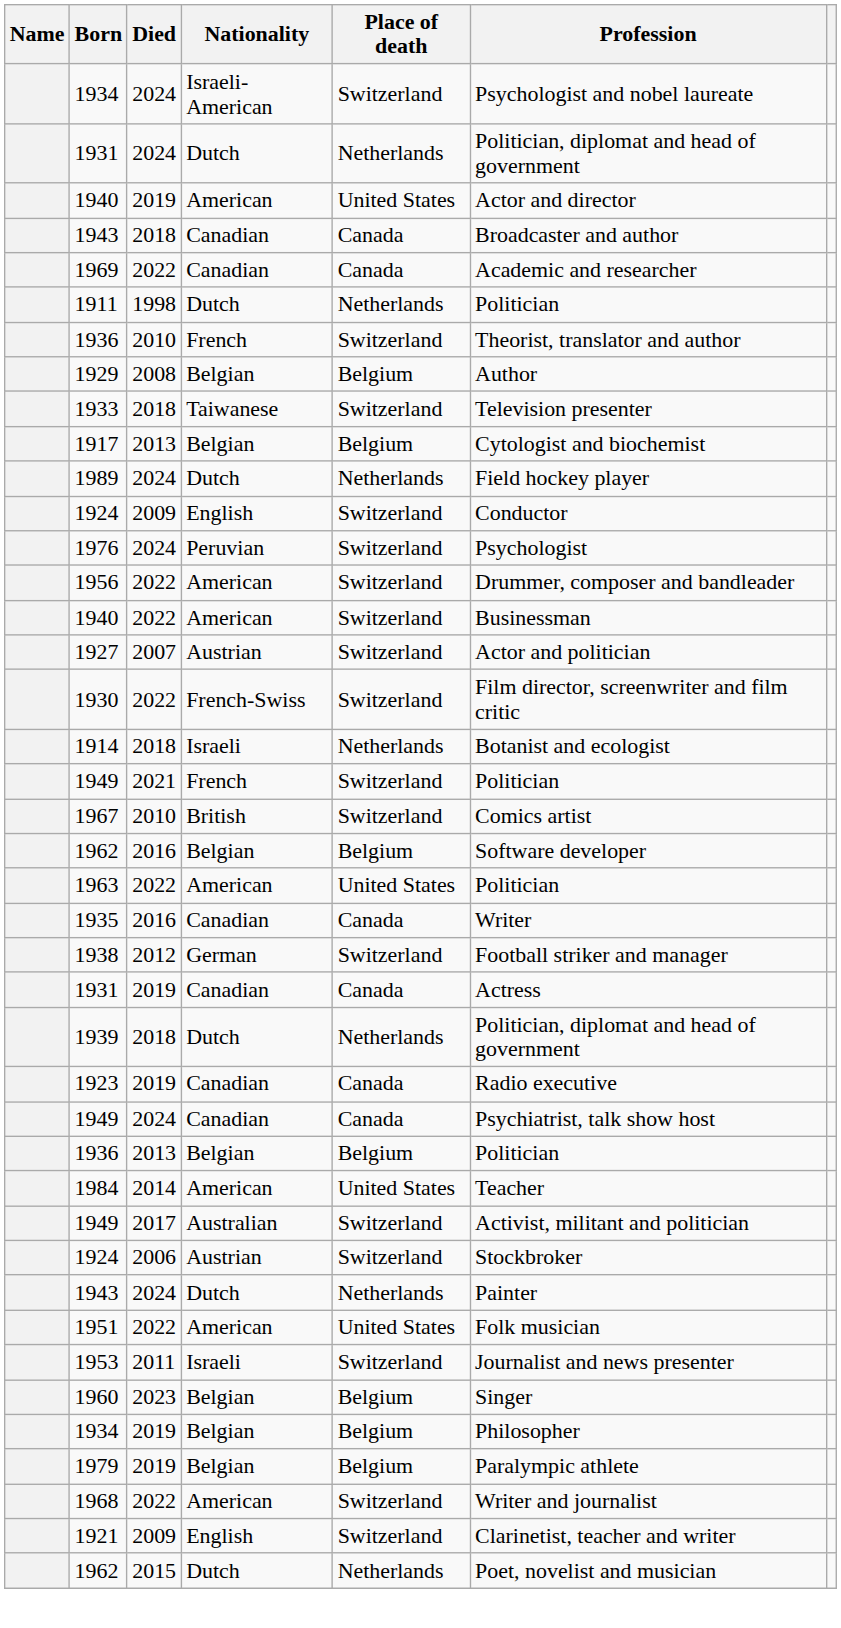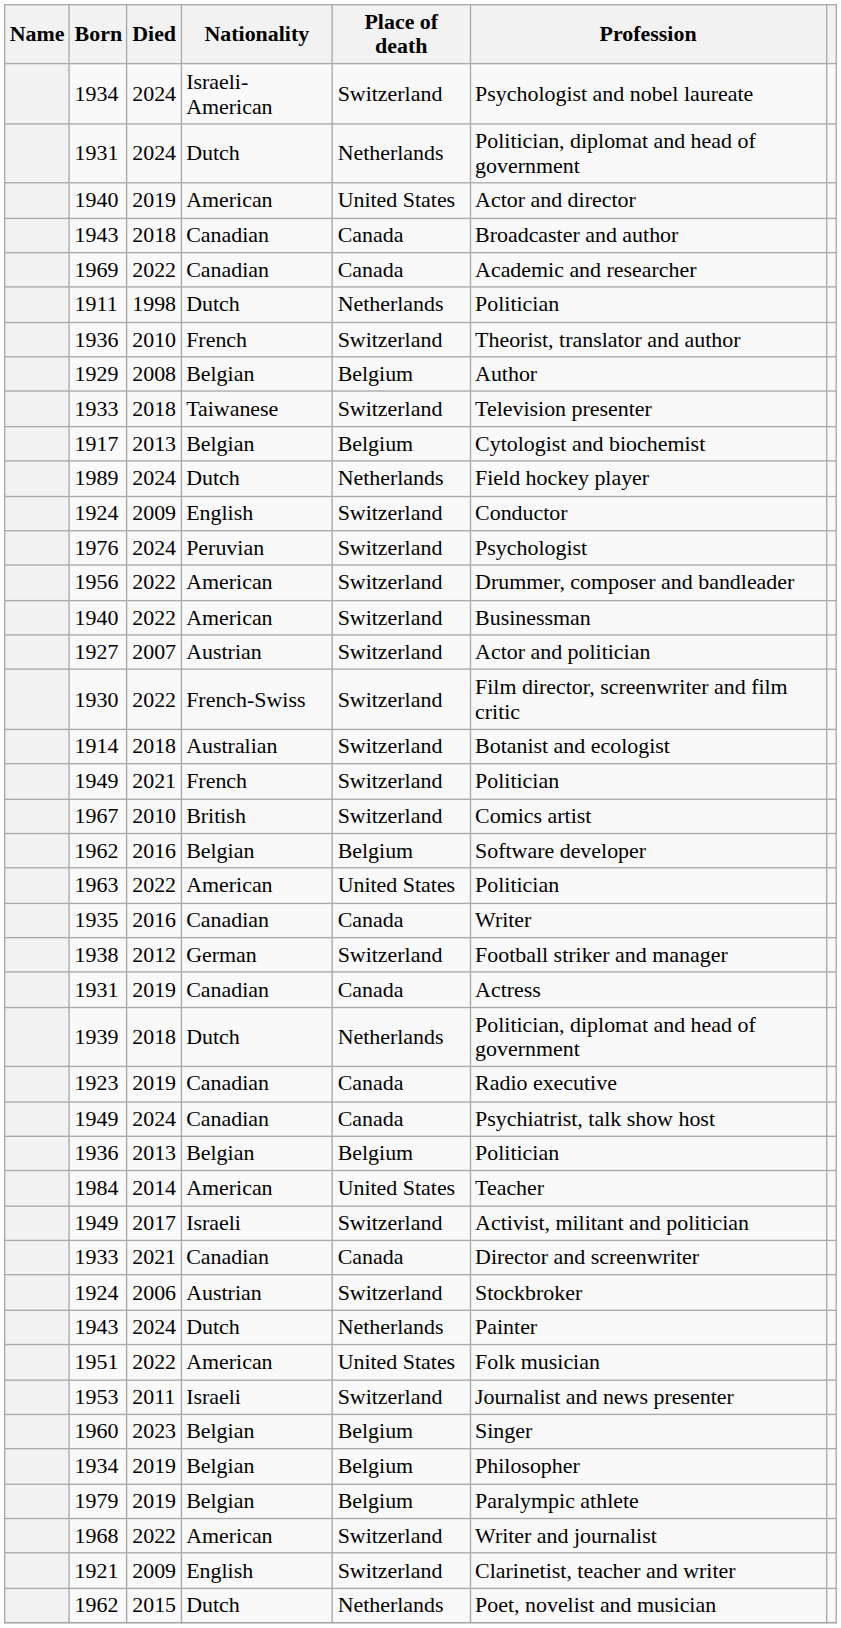(214, 746) Israeli -> (232, 746) Australian
(391, 746) Netherlands -> (390, 746) Switzerland
(232, 1222) Australian -> (214, 1222) Israeli
+ row: (97, 1257)
